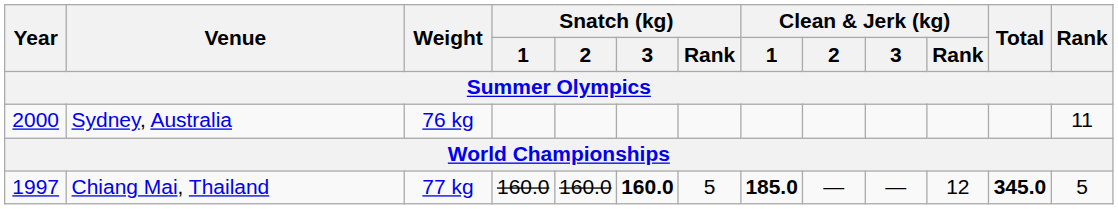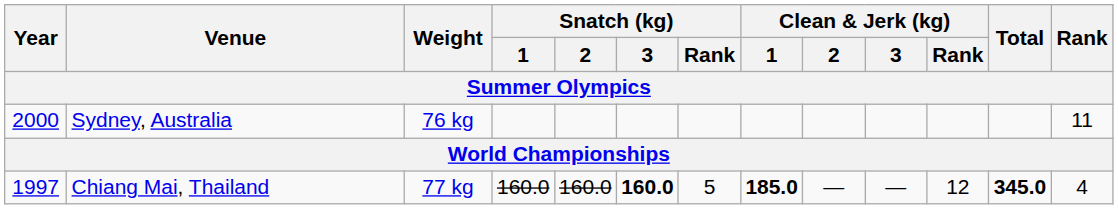(1082, 187) 5 -> (1082, 187) 4
